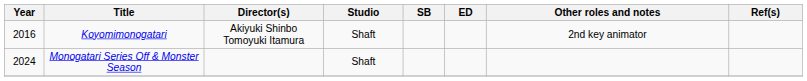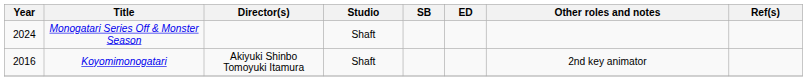rows swapped: (124, 34) <-> (124, 62)
